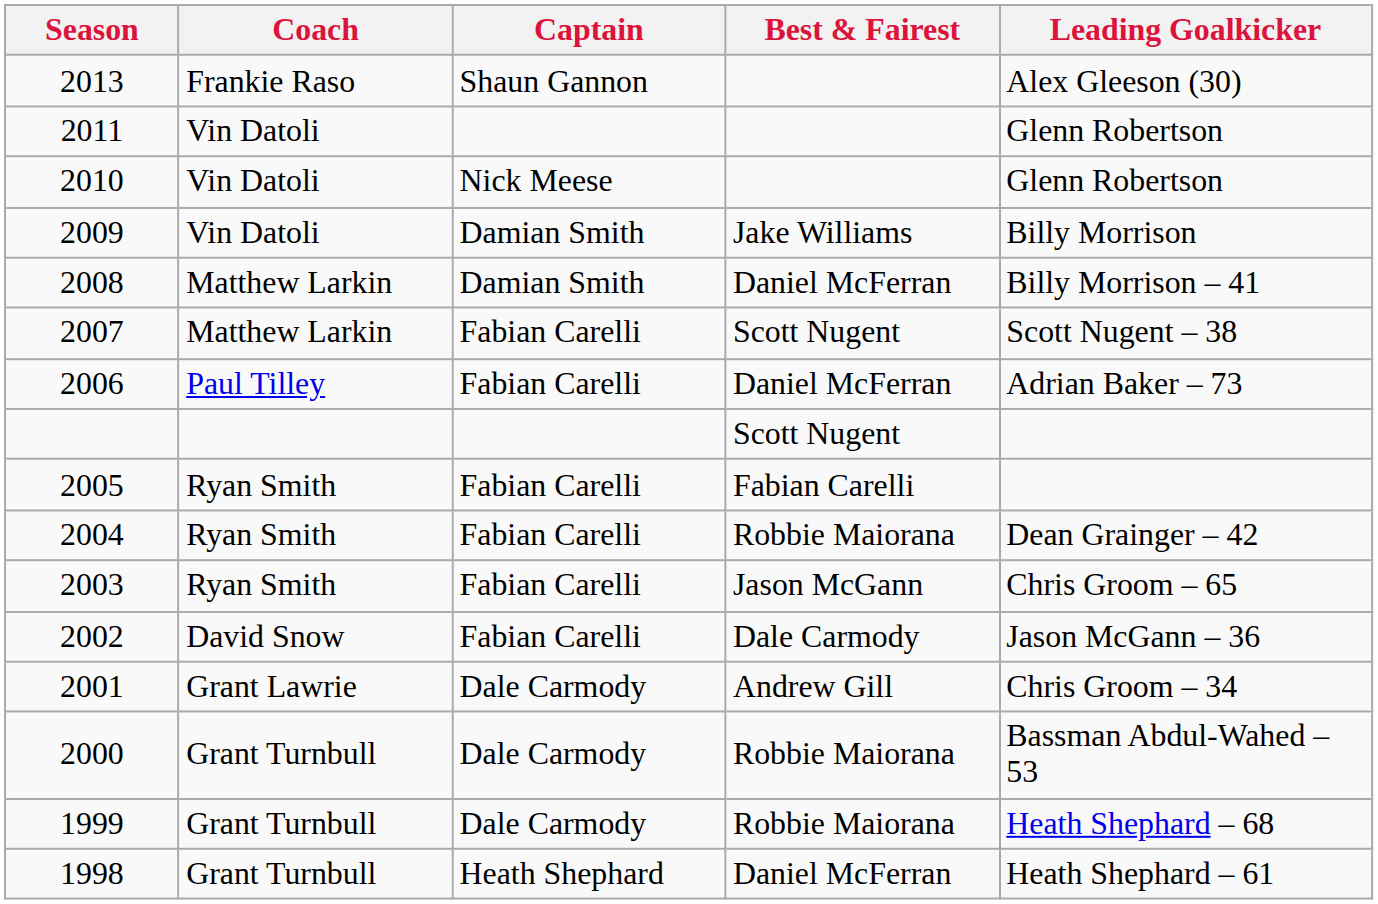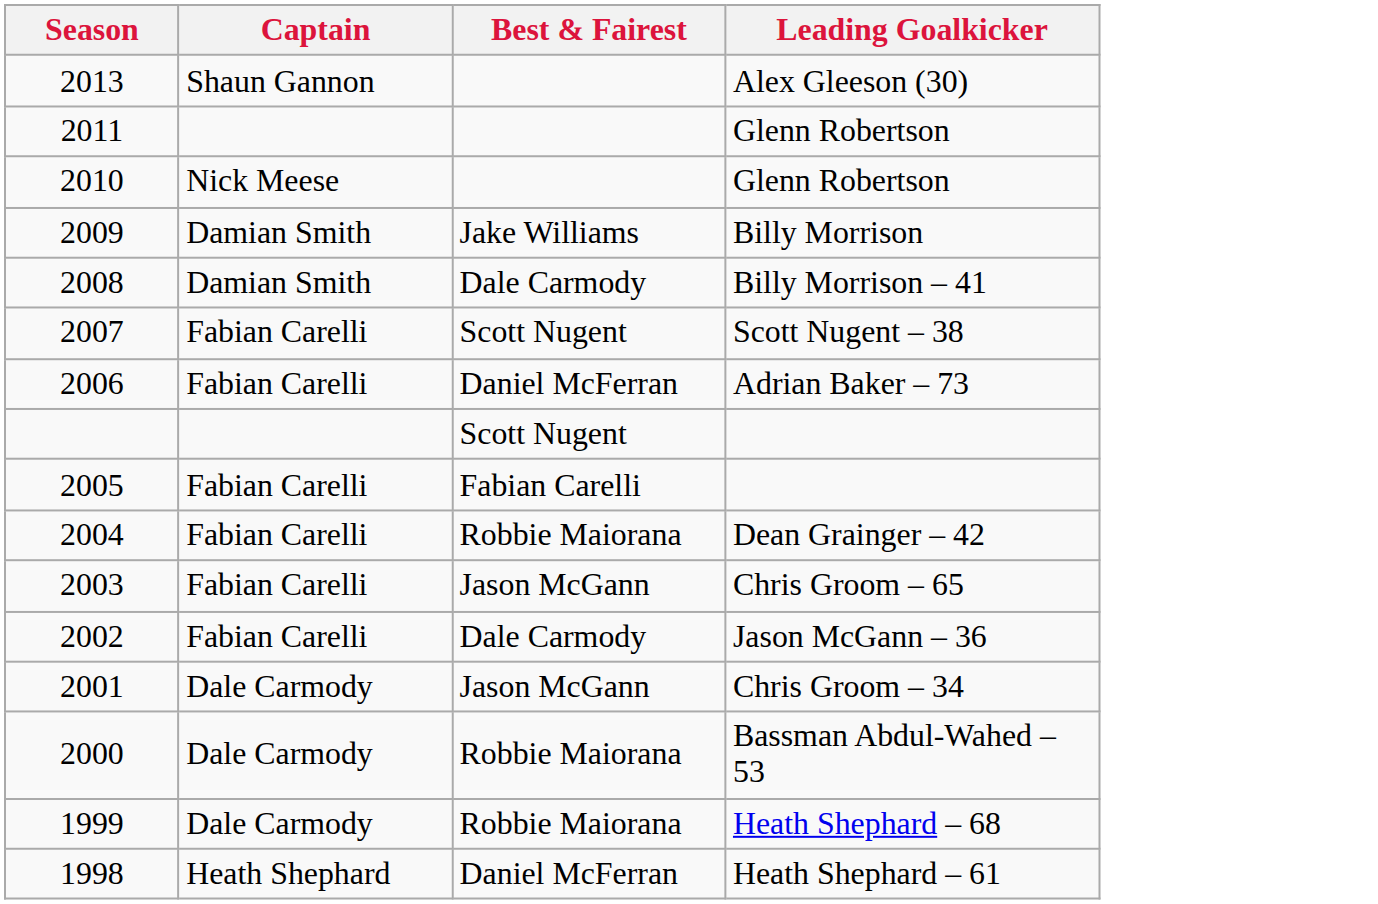- column: (316, 29)
(842, 282) Daniel McFerran -> (553, 282) Dale Carmody
(813, 686) Andrew Gill -> (555, 686) Jason McGann
